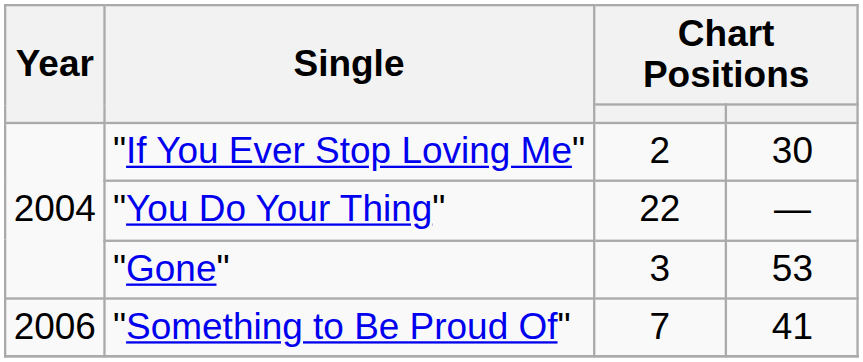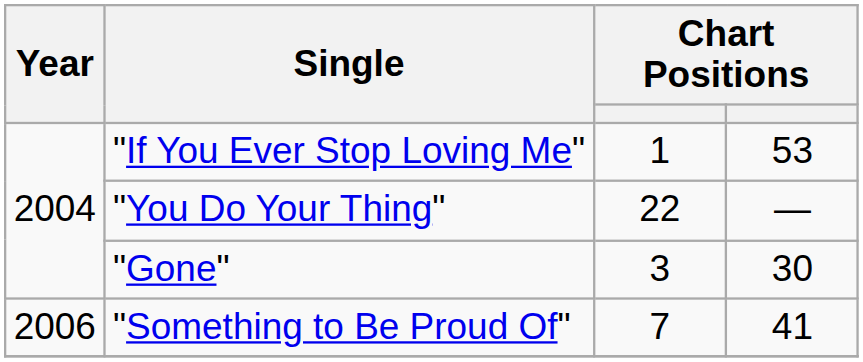(660, 151) 2 -> (660, 151) 1
(792, 151) 30 -> (792, 151) 53
(792, 268) 53 -> (792, 268) 30
